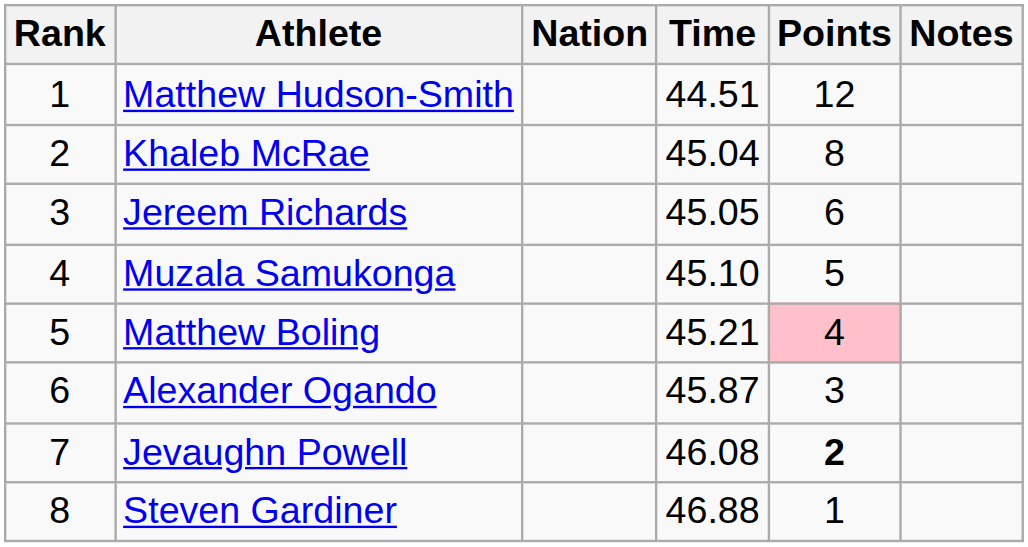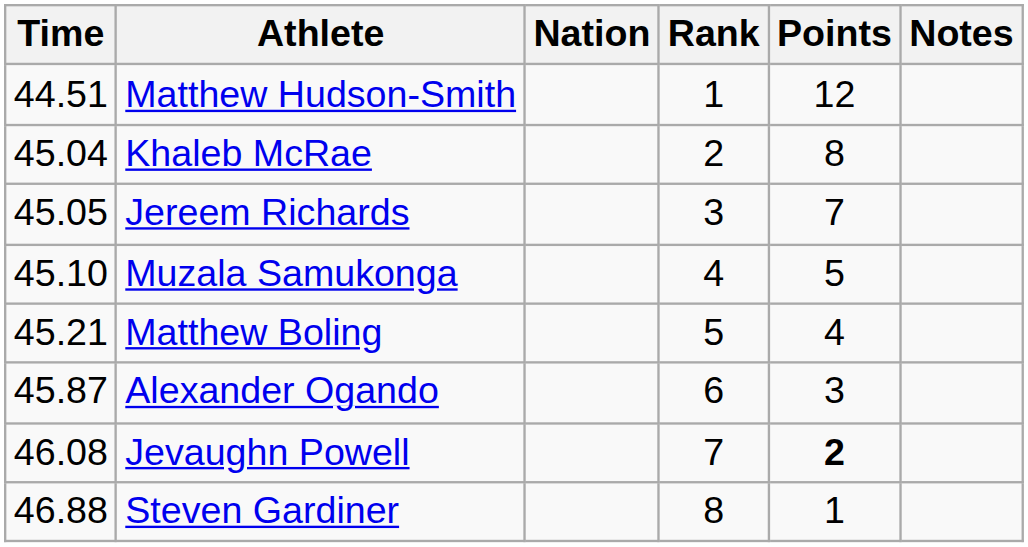columns swapped: (60, 34) <-> (713, 34)
(834, 213) 6 -> (834, 213) 7
(834, 332) pink background -> (834, 332) no background
